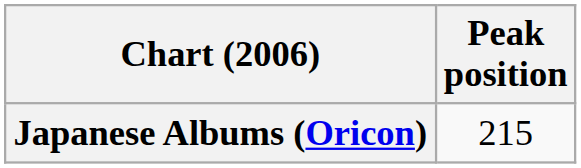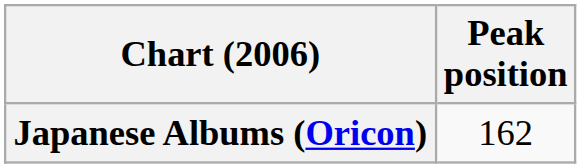(506, 132) 215 -> (506, 132) 162
